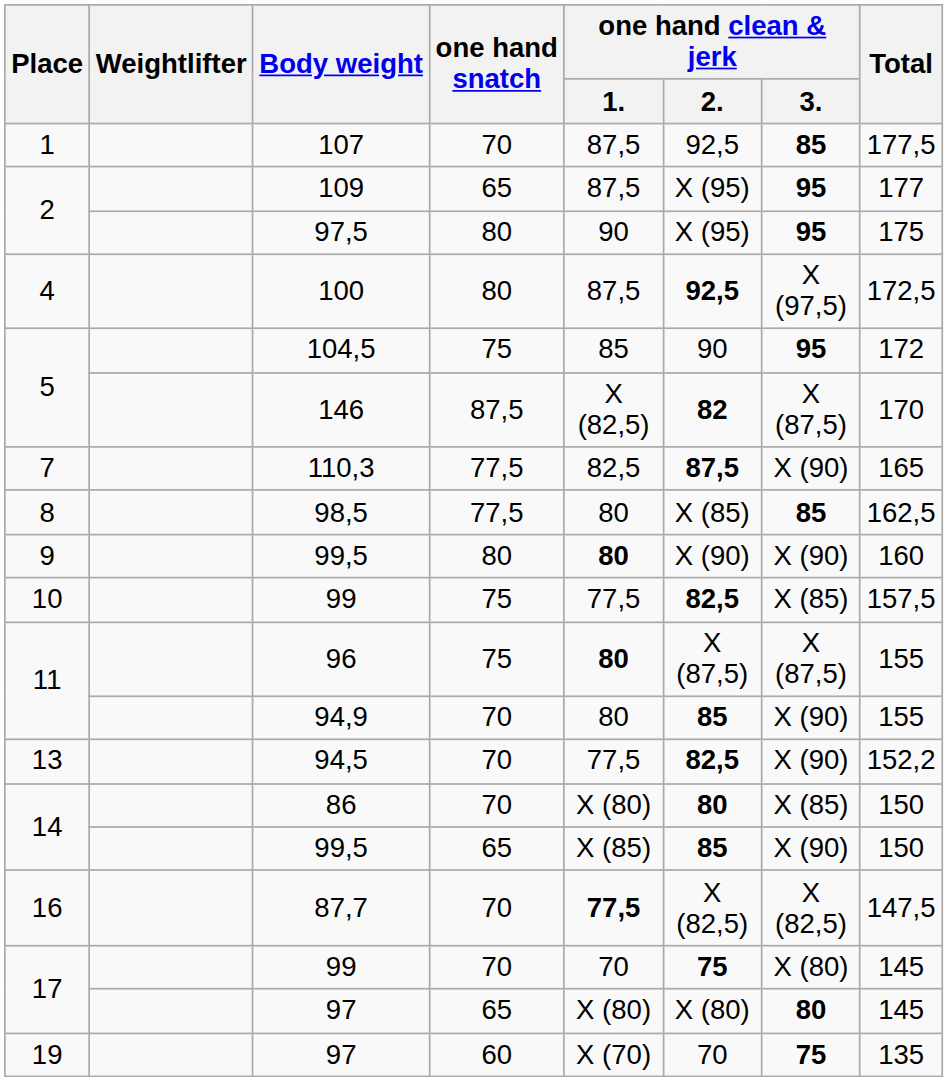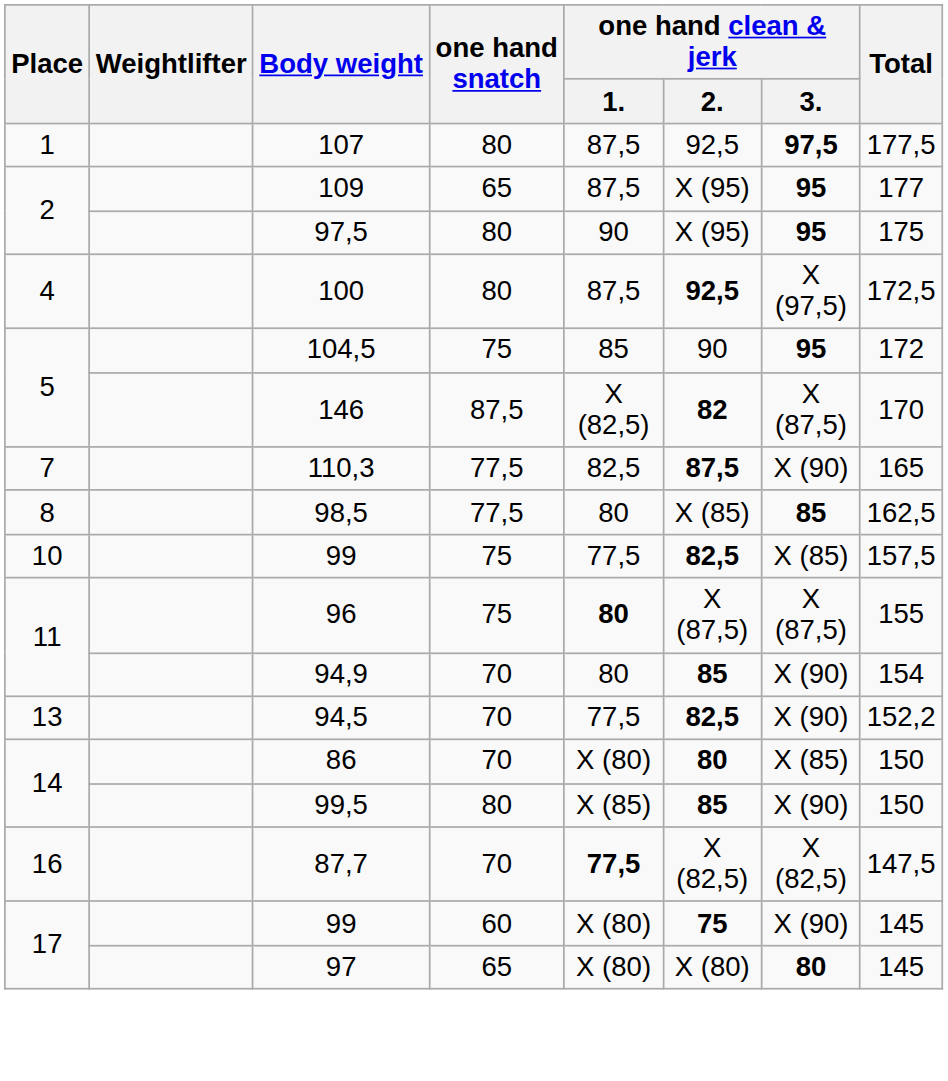(497, 144) 70 -> (497, 144) 80
(811, 144) 85 -> (811, 144) 97,5
- row: (47, 555)
(901, 717) 155 -> (901, 673) 154
(497, 848) 65 -> (497, 804) 80
(497, 966) 70 -> (497, 923) 60
(614, 966) 70 -> (614, 923) X (80)
(811, 966) X (80) -> (811, 923) X (90)
- row: (47, 1054)
